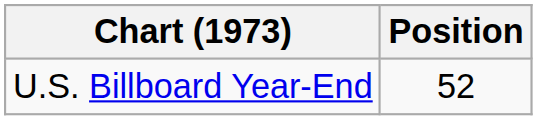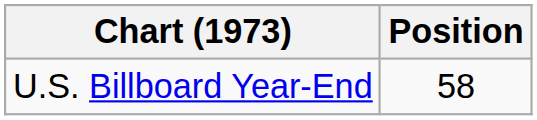(456, 85) 52 -> (456, 85) 58
